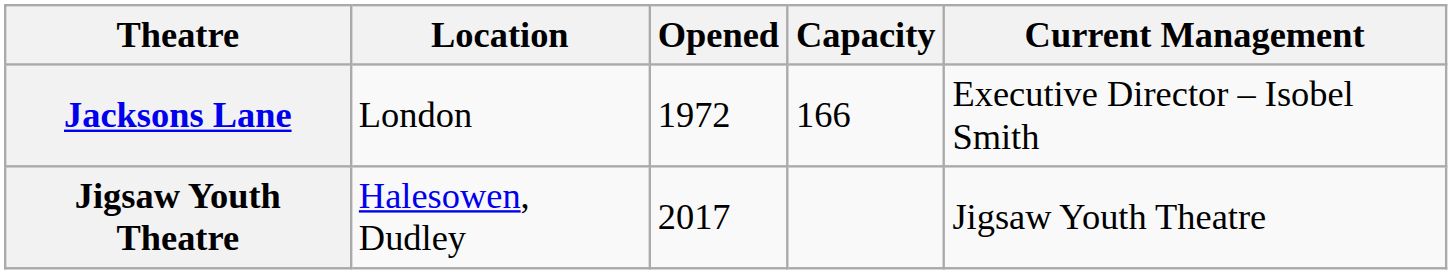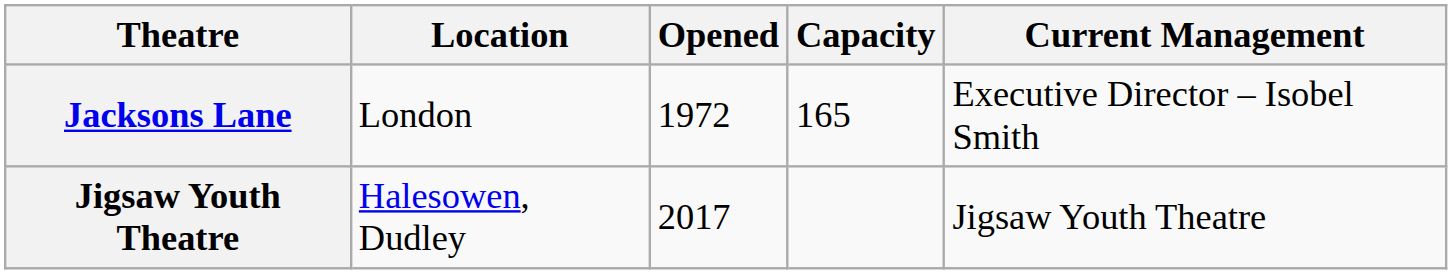(823, 115) 166 -> (823, 115) 165
